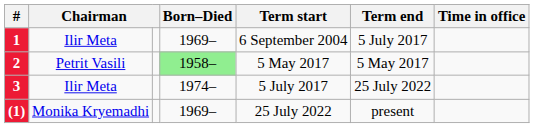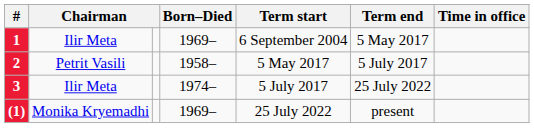(393, 39) 5 July 2017 -> (393, 39) 5 May 2017
(197, 63) lightgreen background -> (197, 63) no background
(393, 63) 5 May 2017 -> (393, 63) 5 July 2017
